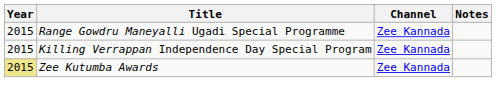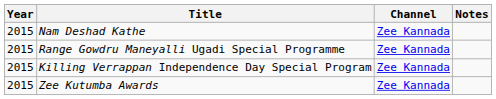+ row: (92, 31)
(20, 67) khaki background -> (20, 85) no background
